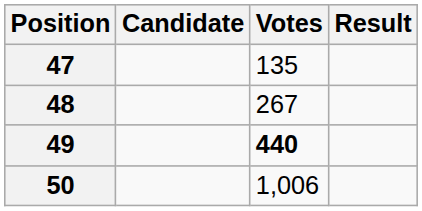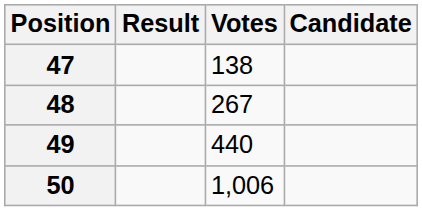columns swapped: (183, 24) <-> (373, 24)
(277, 64) 135 -> (232, 64) 138
(277, 144) bold -> (232, 144) normal
